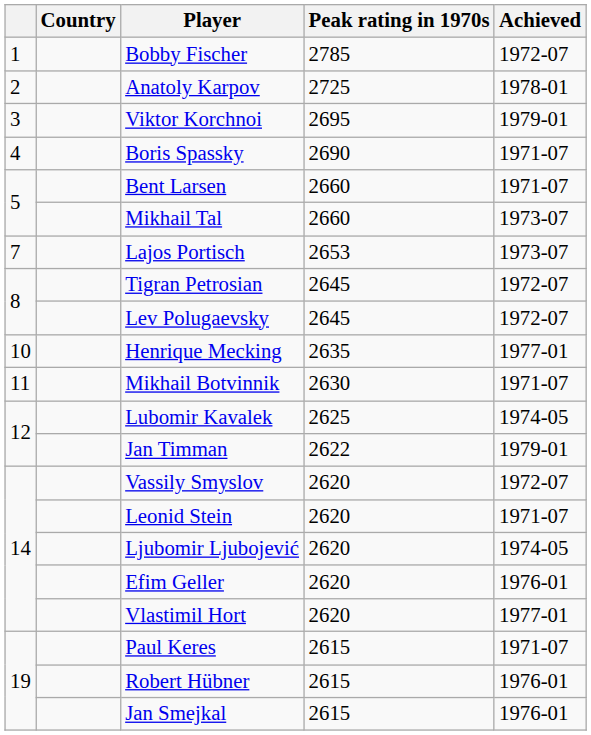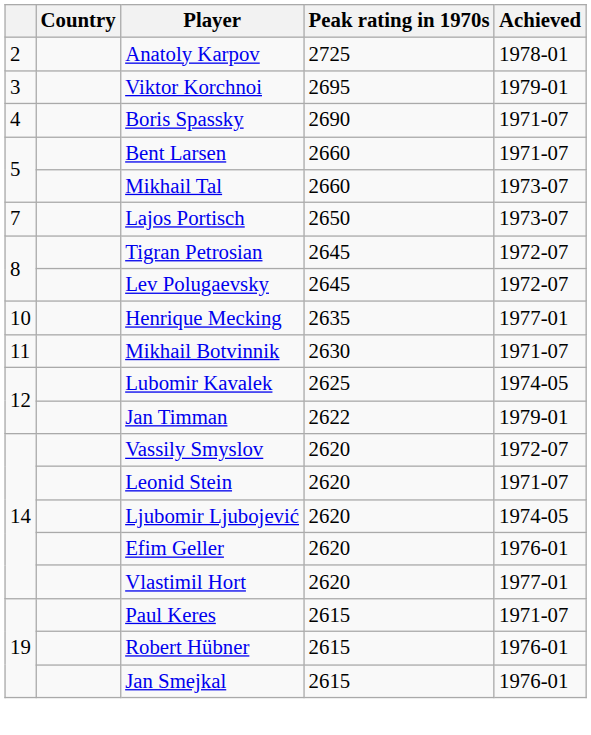- row: (186, 53)
(329, 251) 2653 -> (329, 218) 2650
